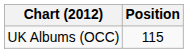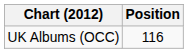(153, 37) 115 -> (153, 37) 116
